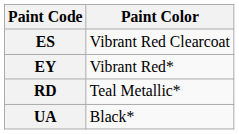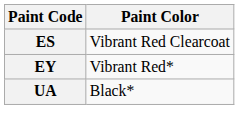- row: (45, 91)
